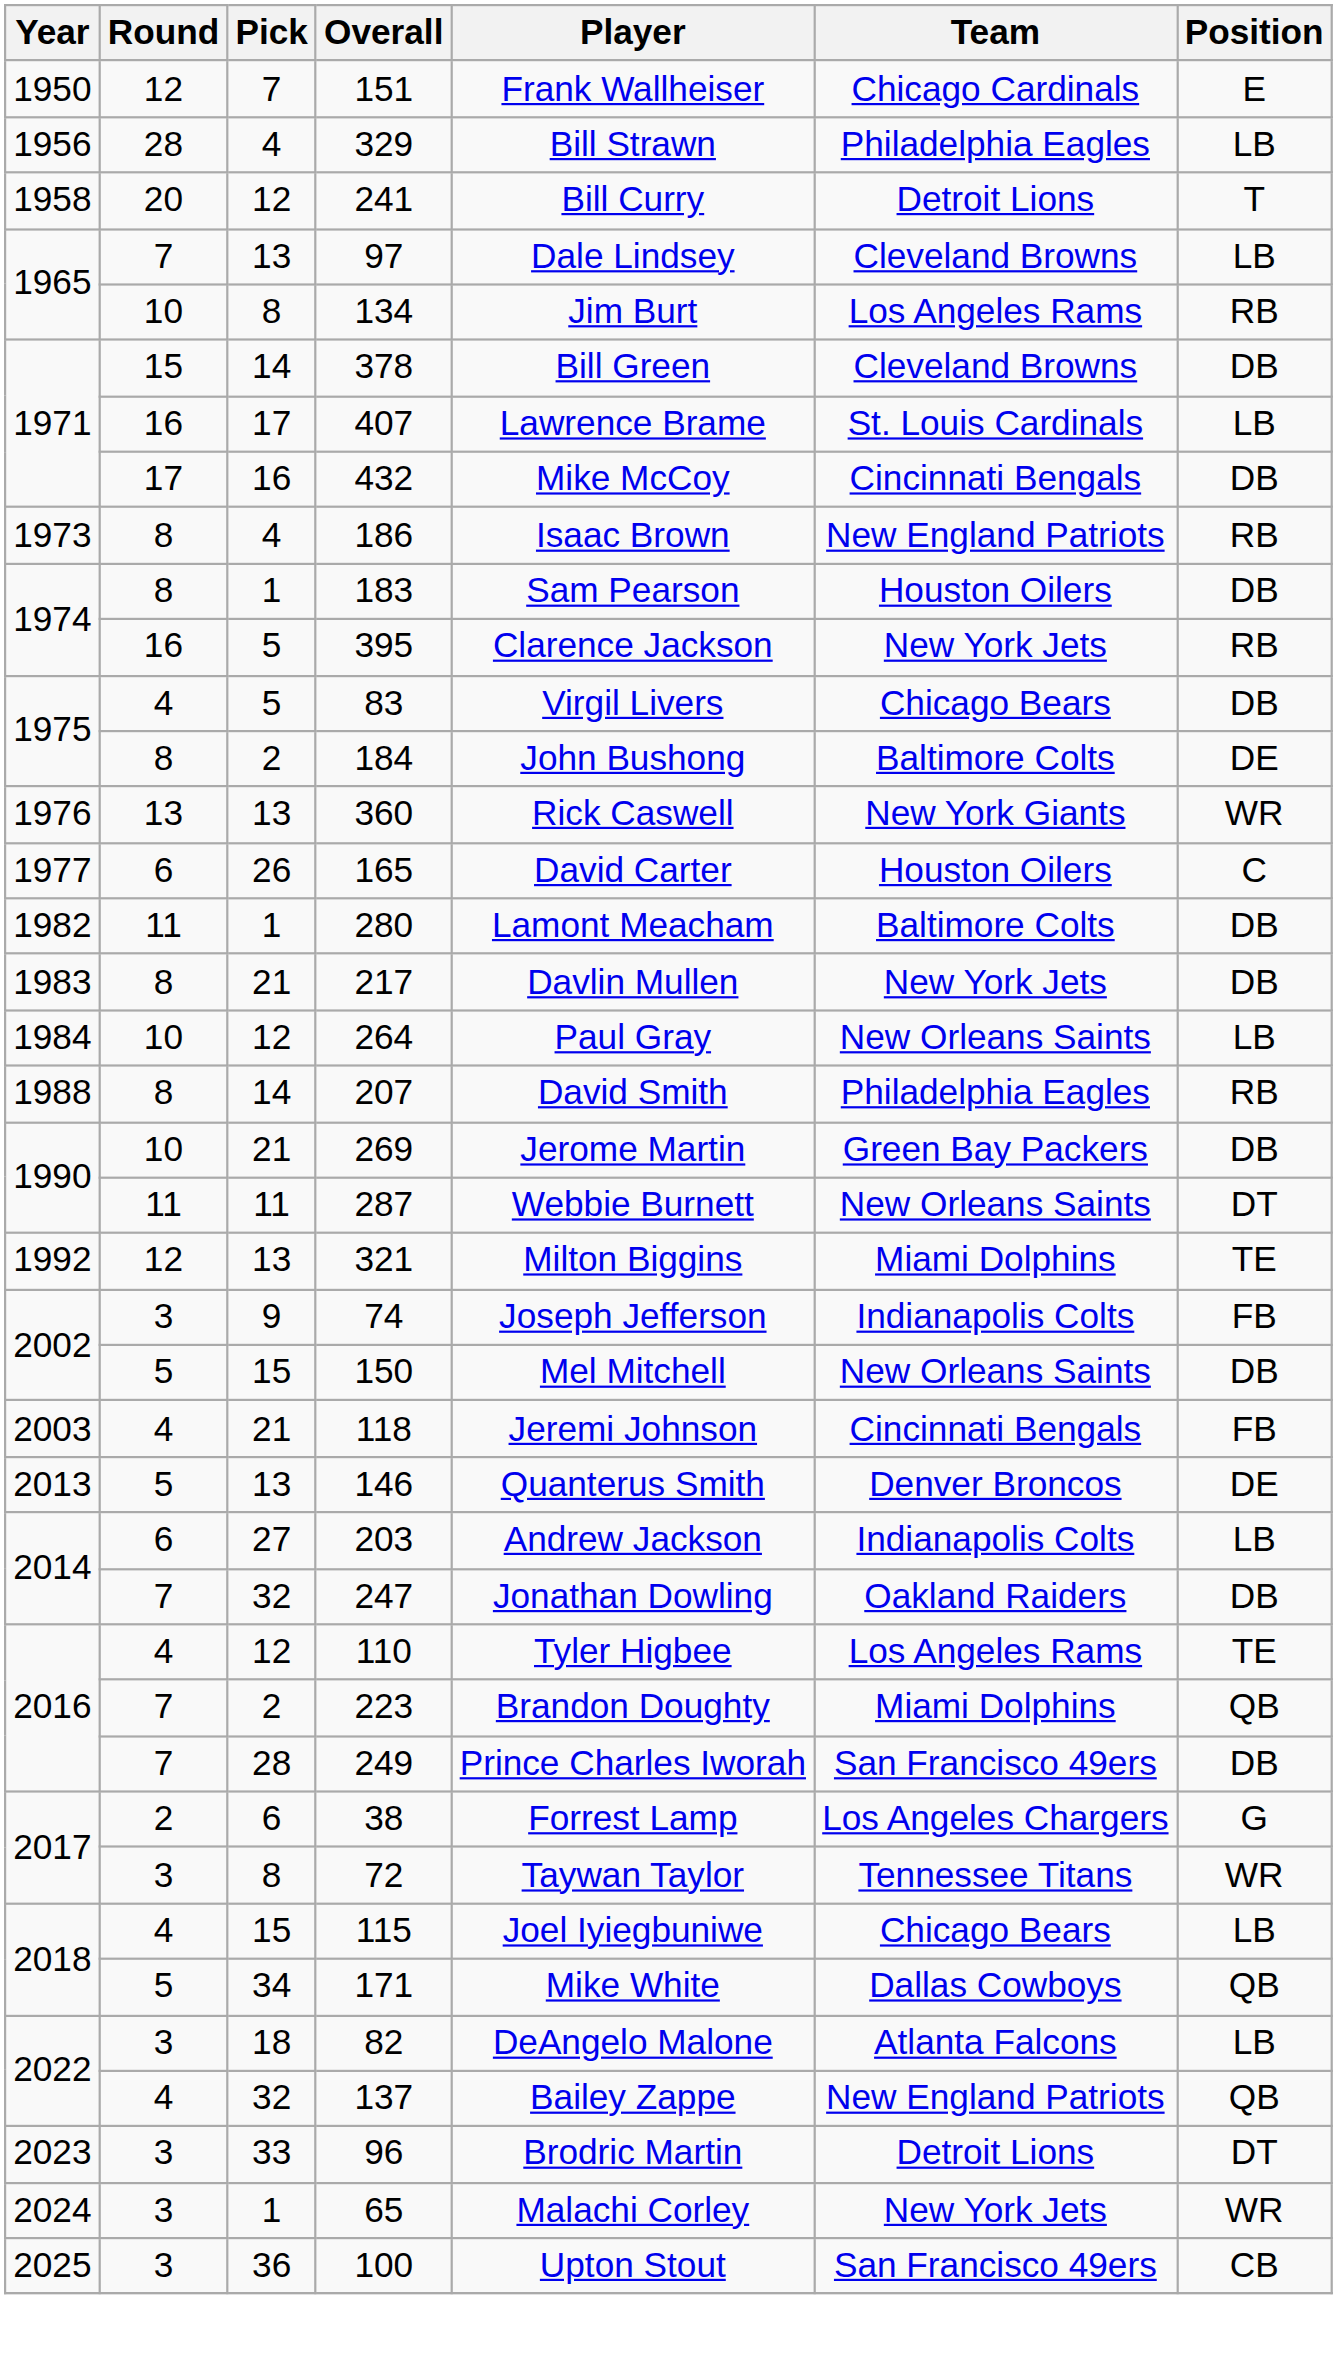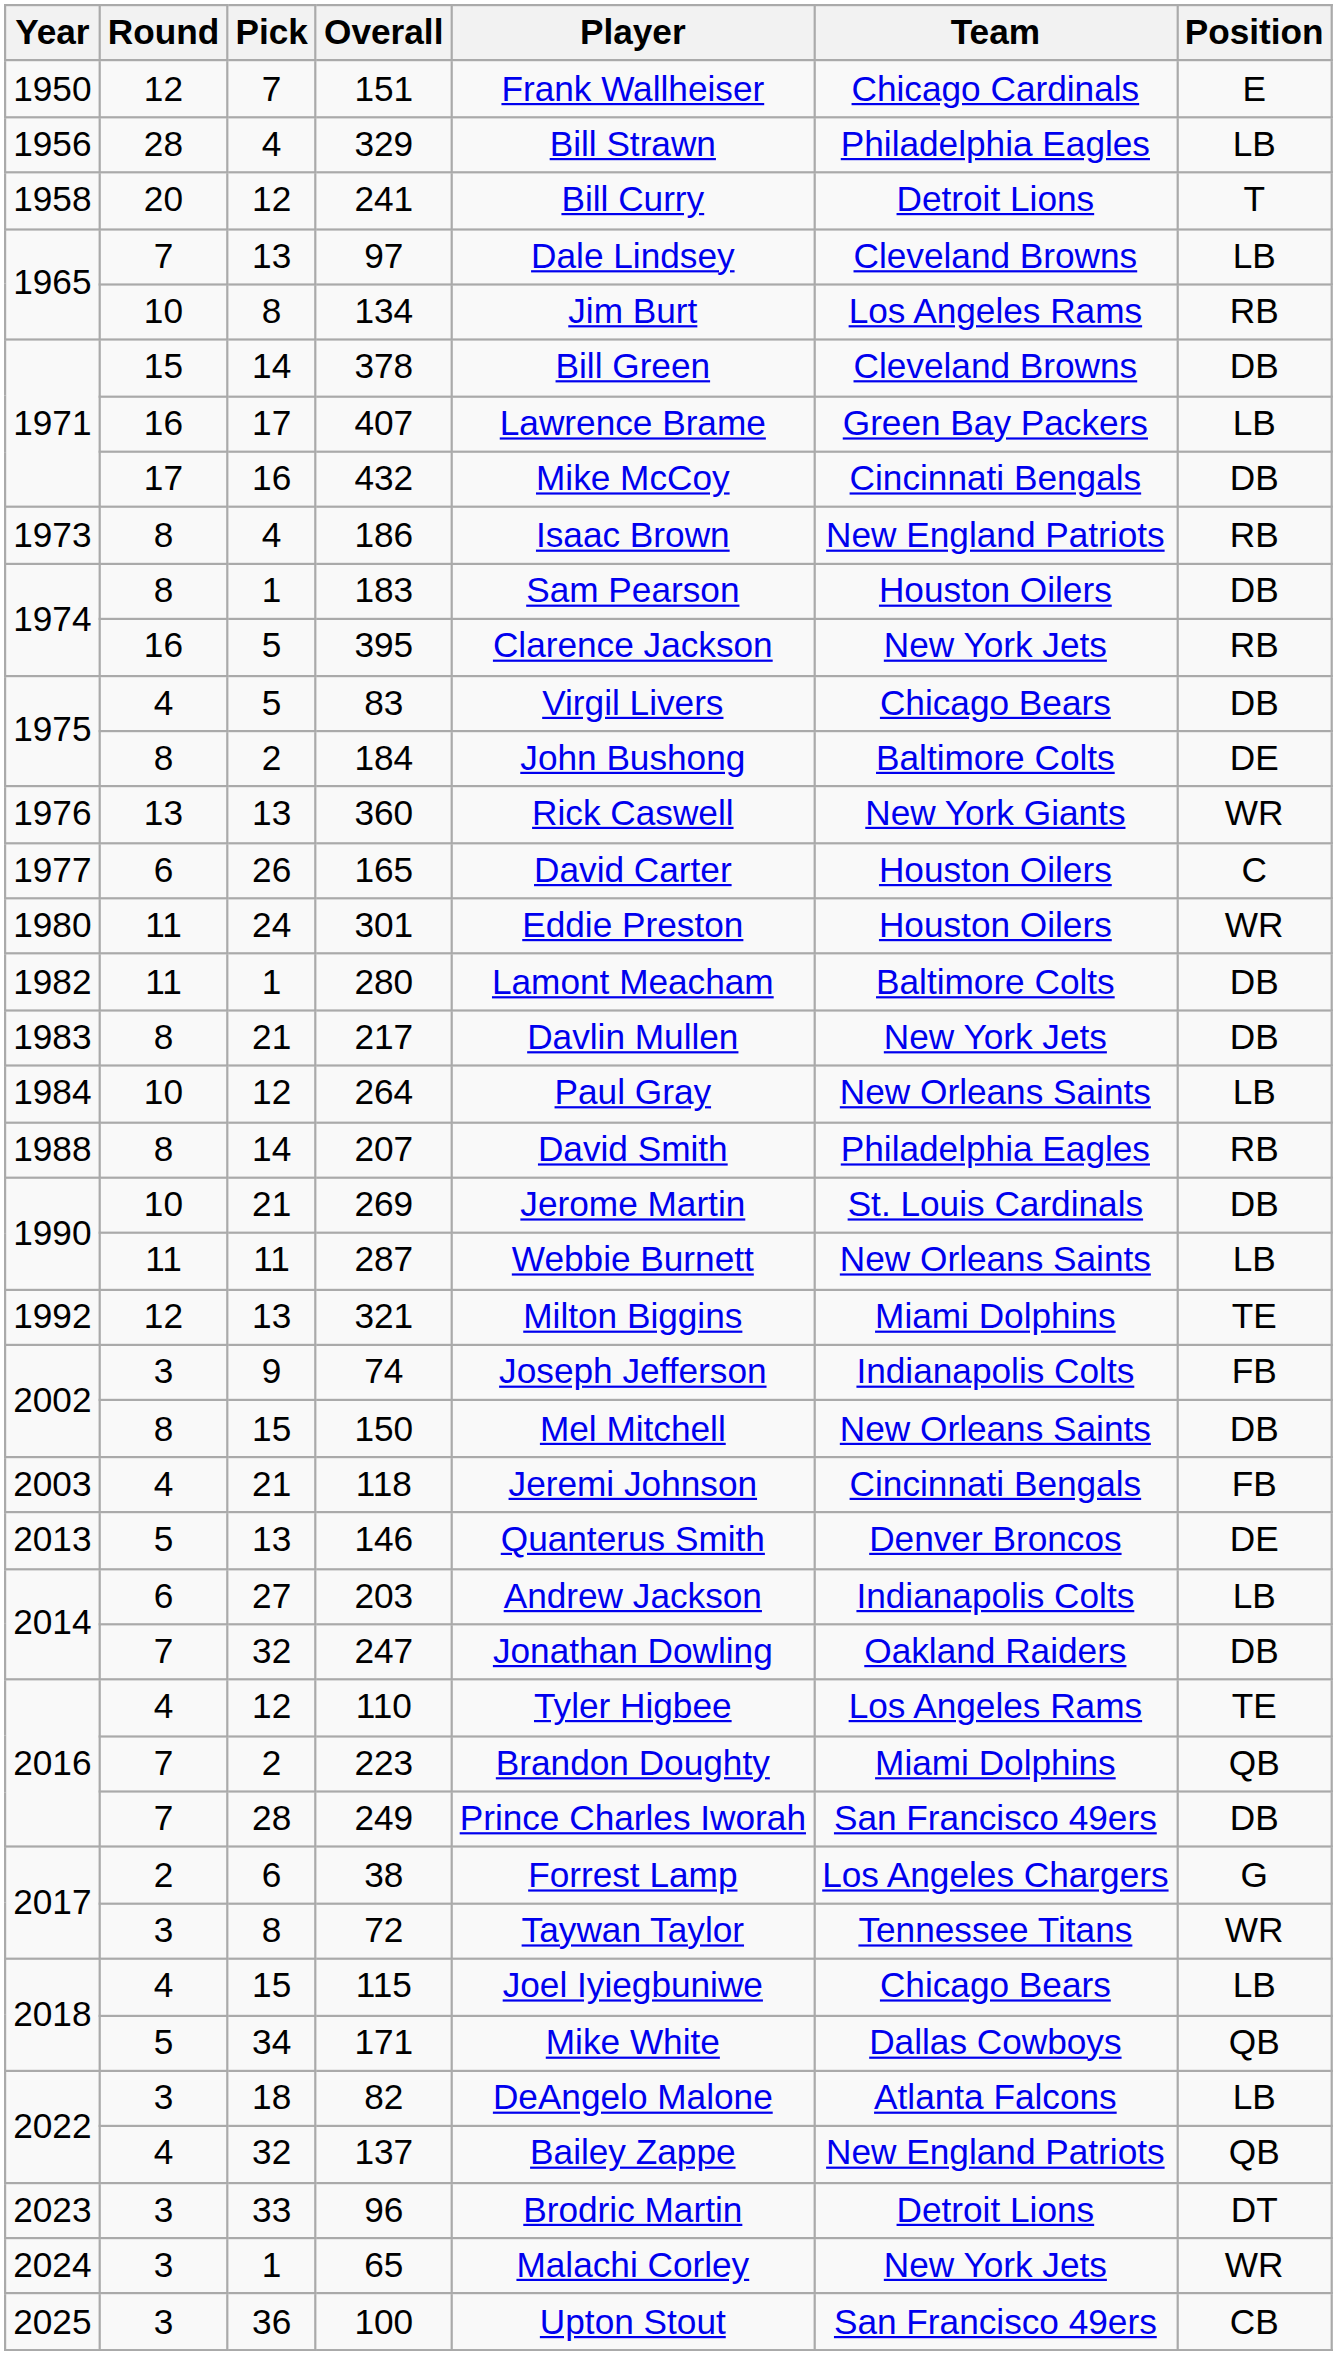(995, 423) St. Louis Cardinals -> (995, 423) Green Bay Packers
+ row: (384, 925)
(995, 1148) Green Bay Packers -> (995, 1204) St. Louis Cardinals
(1254, 1204) DT -> (1254, 1260) LB
(163, 1372) 5 -> (163, 1428) 8
